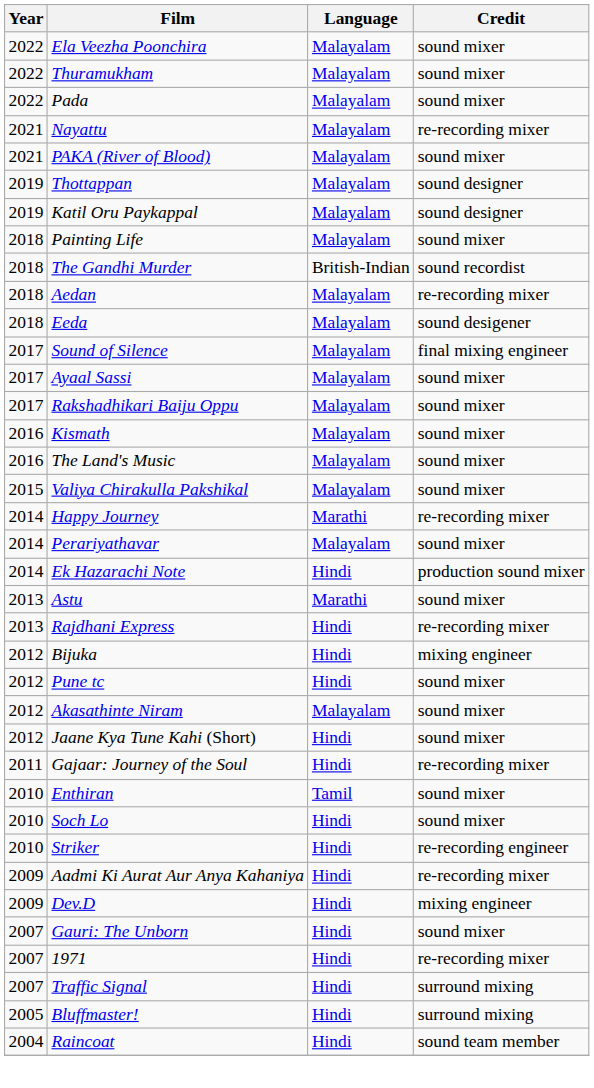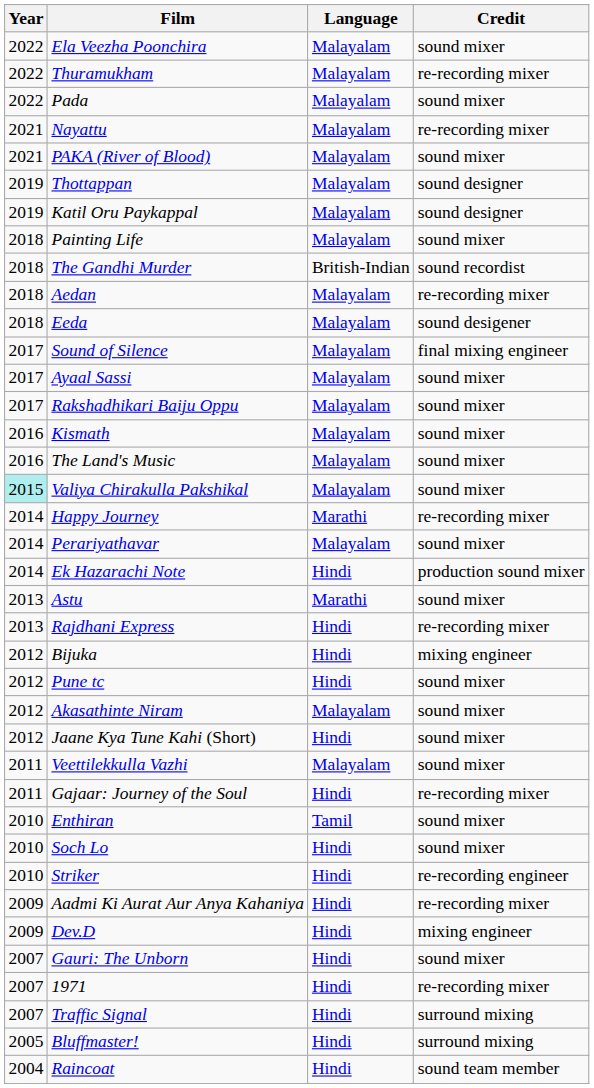(461, 73) sound mixer -> (483, 73) re-recording mixer
(26, 488) no background -> (26, 488) paleturquoise background
+ row: (120, 765)
